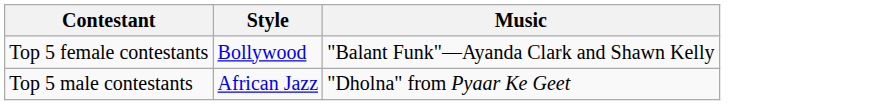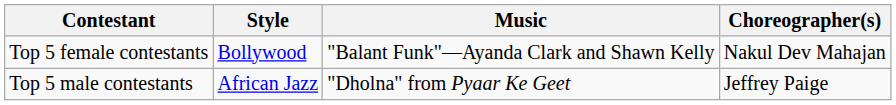+ column: (805, 20)
